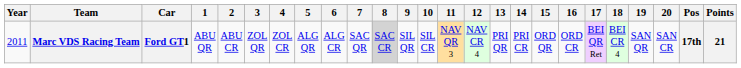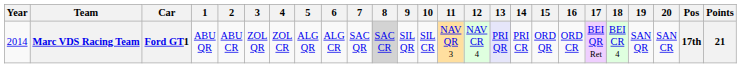(17, 41) 2011 -> (17, 41) 2014
(500, 41) no background -> (500, 41) lavender background
